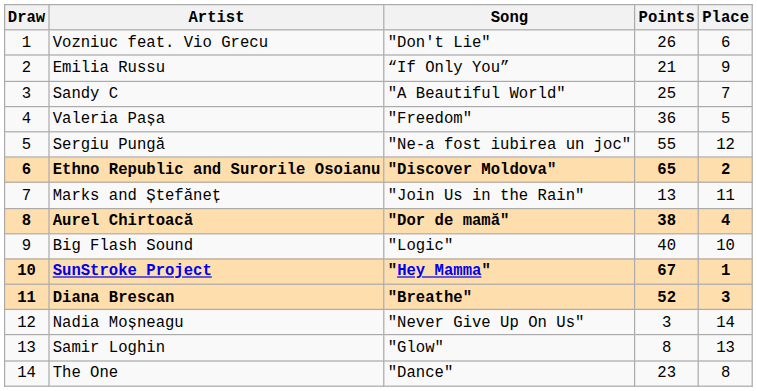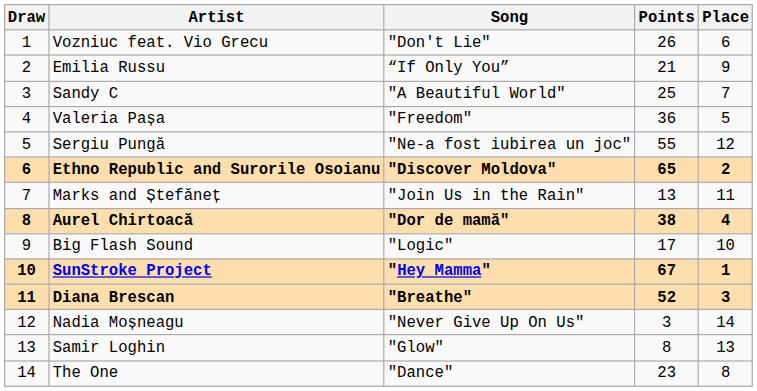(667, 246) 40 -> (667, 246) 17
